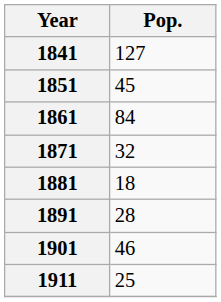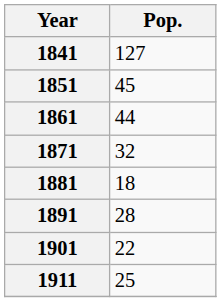(125, 118) 84 -> (125, 118) 44
(125, 248) 46 -> (125, 248) 22
